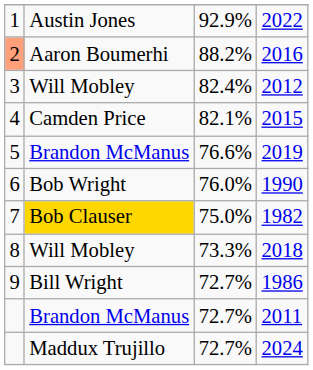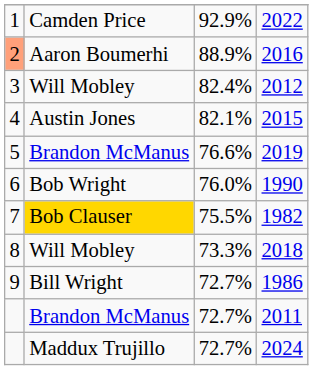(82, 20) Austin Jones -> (87, 20) Camden Price
(225, 53) 88.2% -> (225, 53) 88.9%
(87, 119) Camden Price -> (82, 119) Austin Jones
(225, 217) 75.0% -> (225, 217) 75.5%
